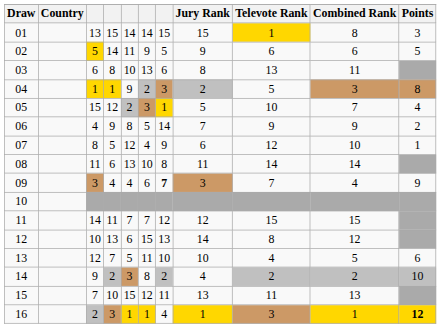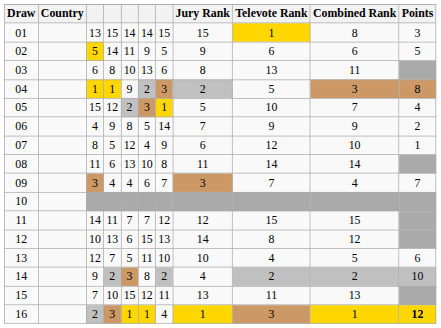(164, 182) bold -> (164, 182) normal
(417, 182) 9 -> (417, 182) 7
